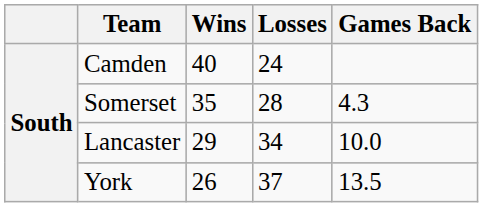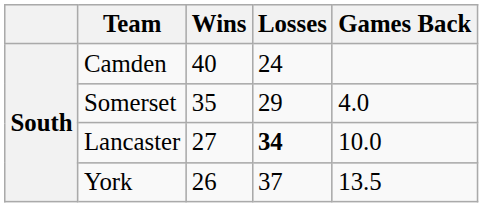(270, 102) 28 -> (270, 102) 29
(354, 102) 4.3 -> (354, 102) 4.0
(204, 142) 29 -> (204, 142) 27
(270, 142) normal -> (270, 142) bold
